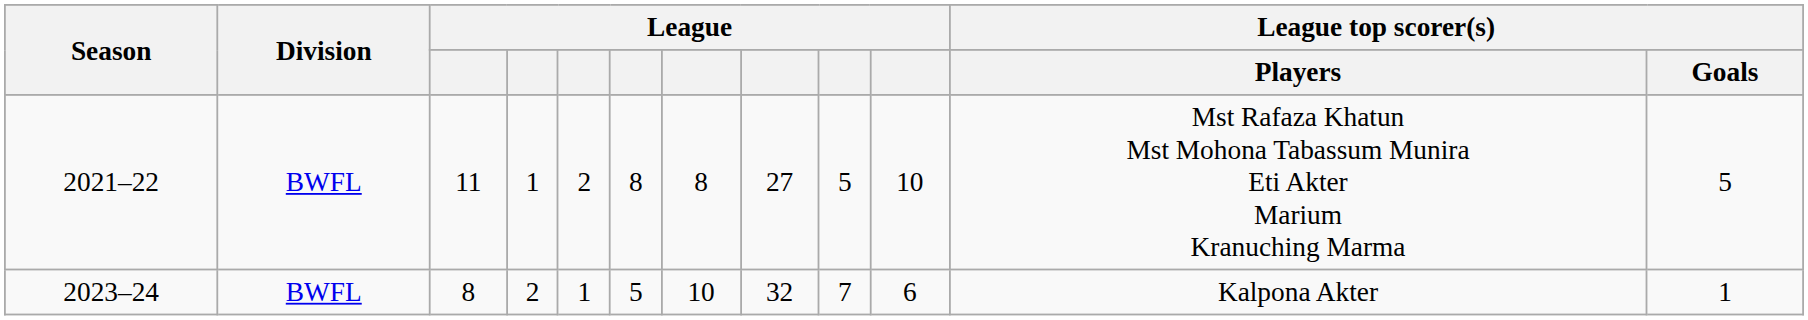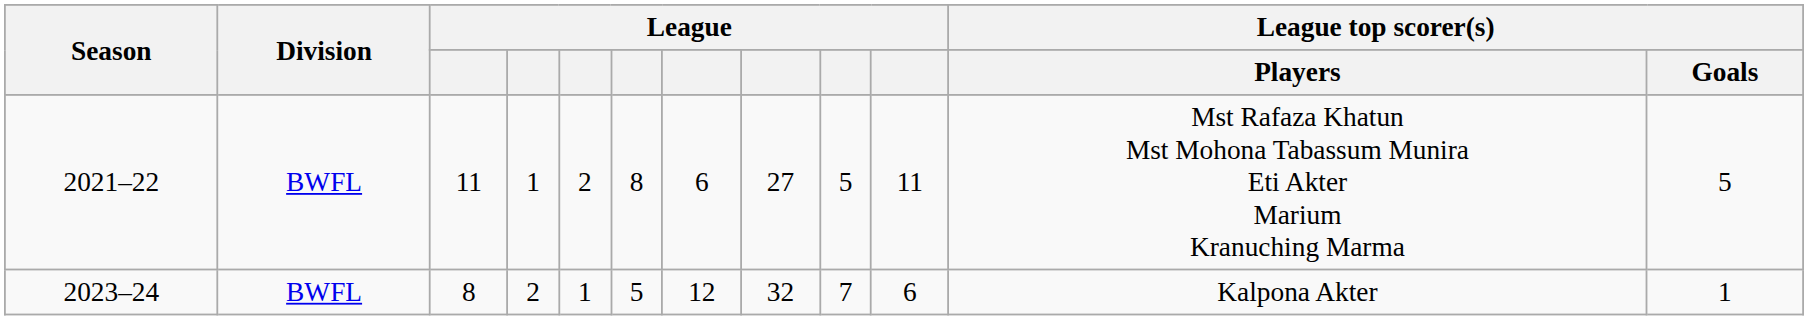(701, 182) 8 -> (702, 182) 6
(910, 182) 10 -> (910, 182) 11
(701, 292) 10 -> (702, 292) 12
